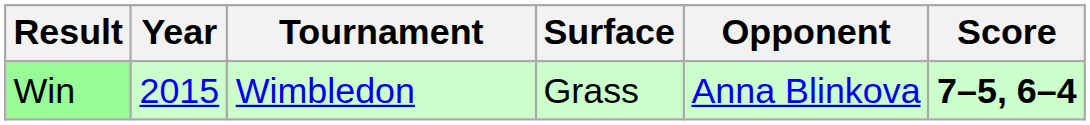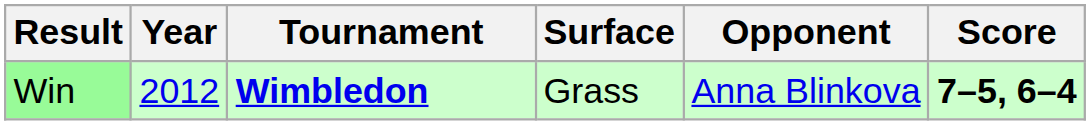(179, 89) 2015 -> (179, 89) 2012
(325, 89) normal -> (332, 89) bold
